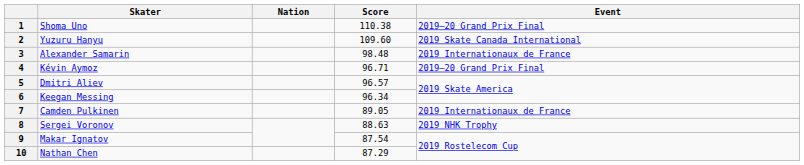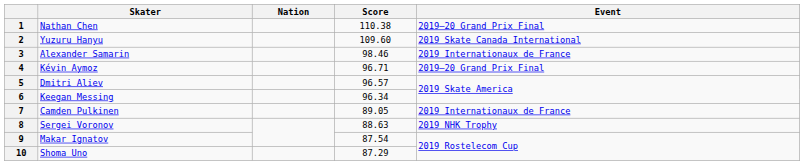(64, 26) Shoma Uno -> (69, 26) Nathan Chen
(375, 54) 98.48 -> (375, 54) 98.46
(69, 153) Nathan Chen -> (64, 153) Shoma Uno
